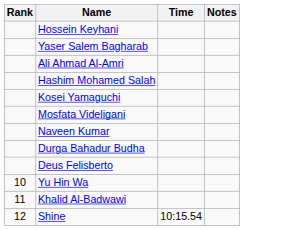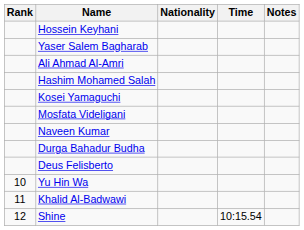+ column: (188, 13)
